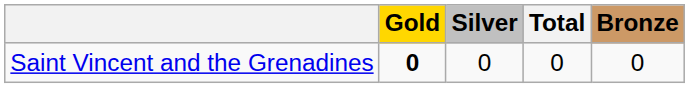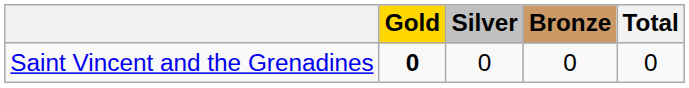columns swapped: (638, 23) <-> (557, 23)
